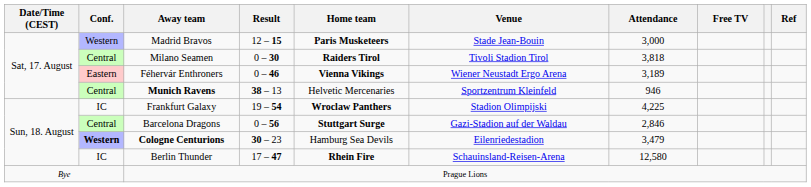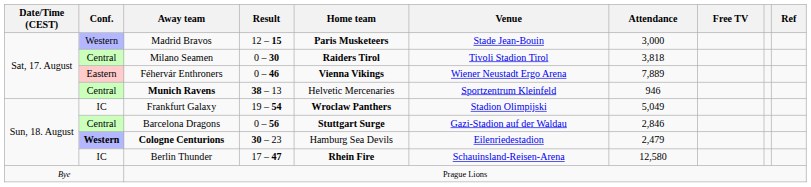(653, 74) 3,189 -> (653, 74) 7,889
(653, 107) 4,225 -> (653, 107) 5,049
(653, 140) 3,479 -> (653, 140) 2,479
